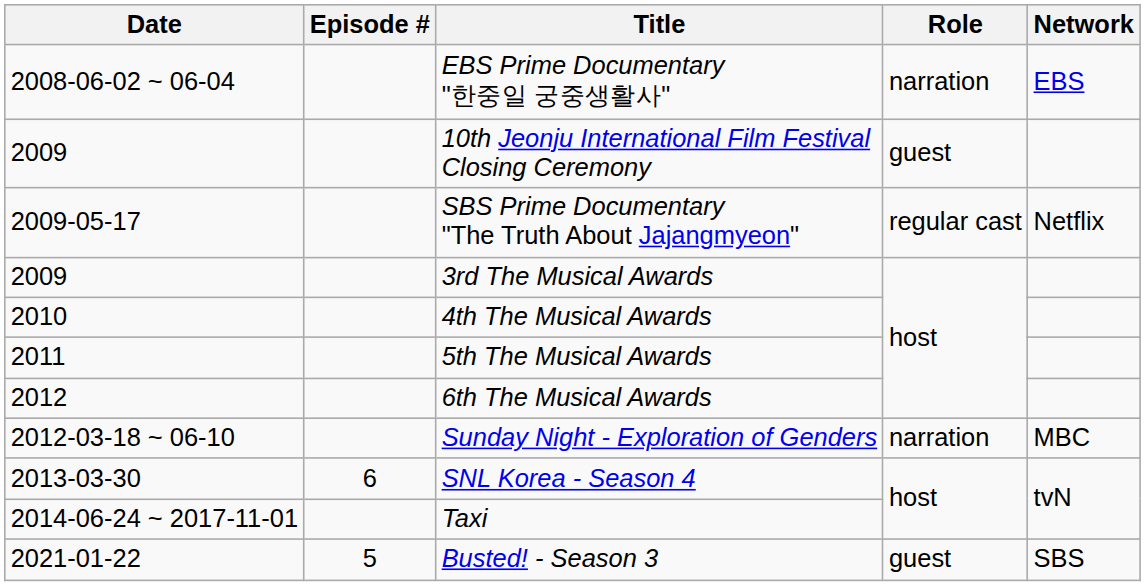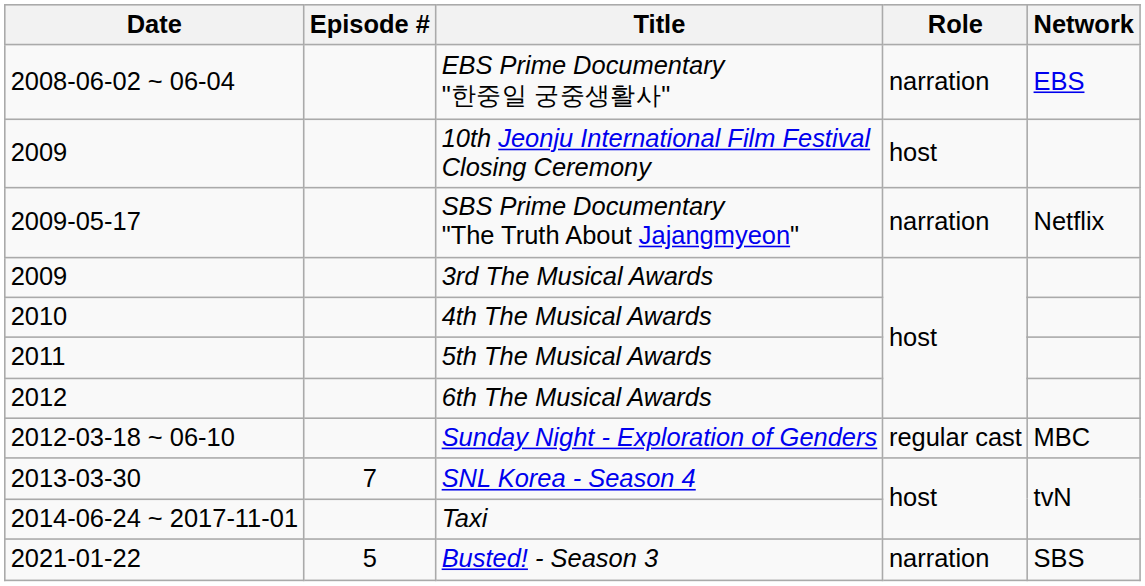(920, 153) guest -> (913, 153) host
(955, 222) regular cast -> (939, 222) narration
(939, 438) narration -> (955, 438) regular cast
(370, 478) 6 -> (370, 478) 7
(920, 559) guest -> (939, 559) narration
